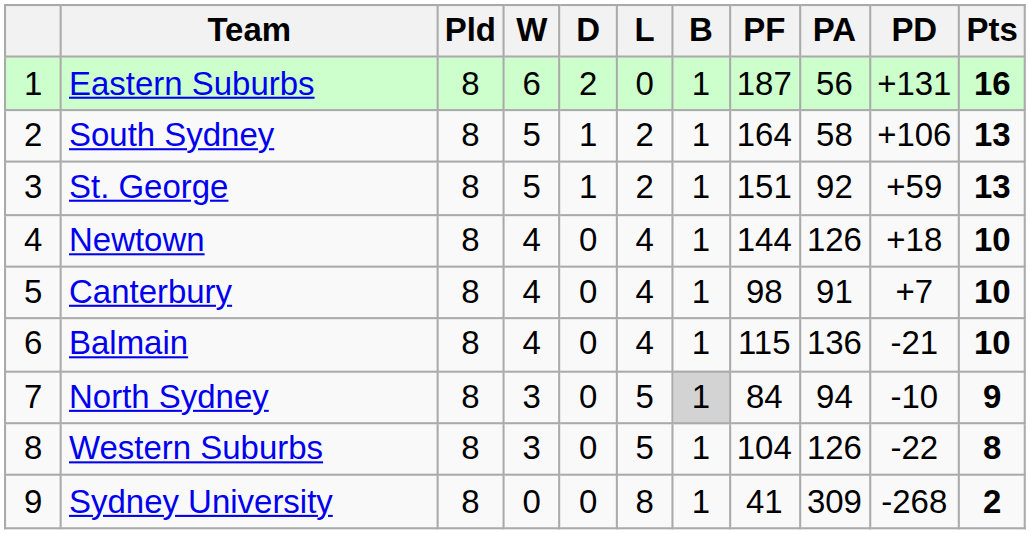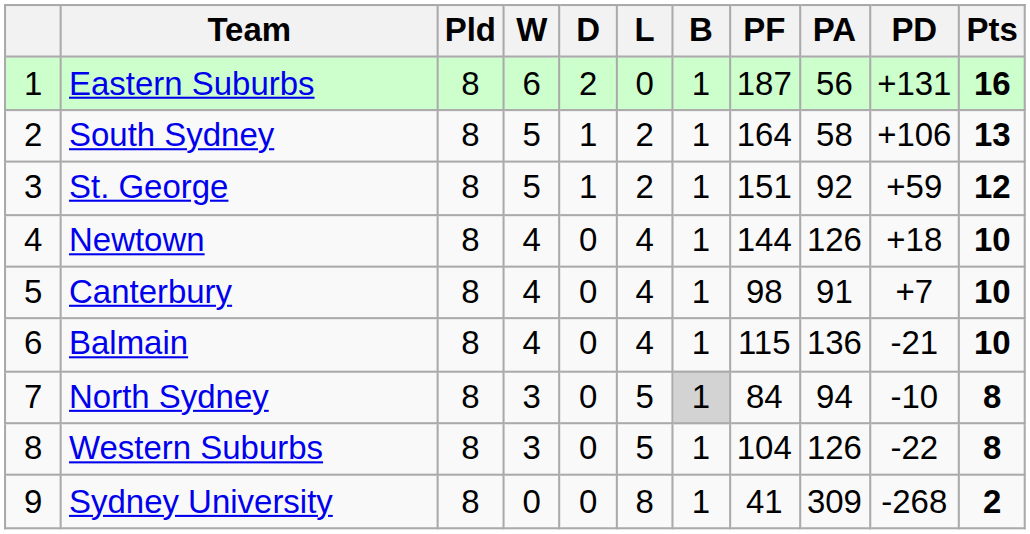(992, 187) 13 -> (992, 187) 12
(992, 396) 9 -> (992, 396) 8
